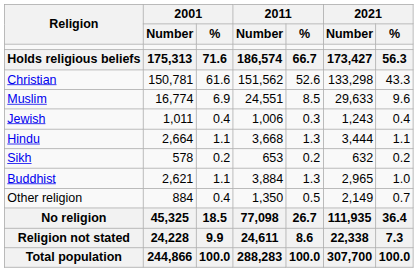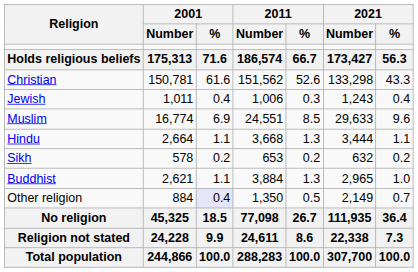rows swapped: (27, 99) <-> (26, 119)
(222, 198) no background -> (222, 198) lavender background
